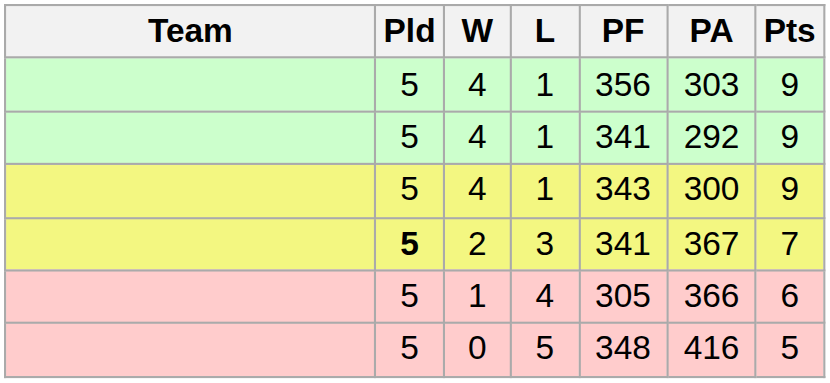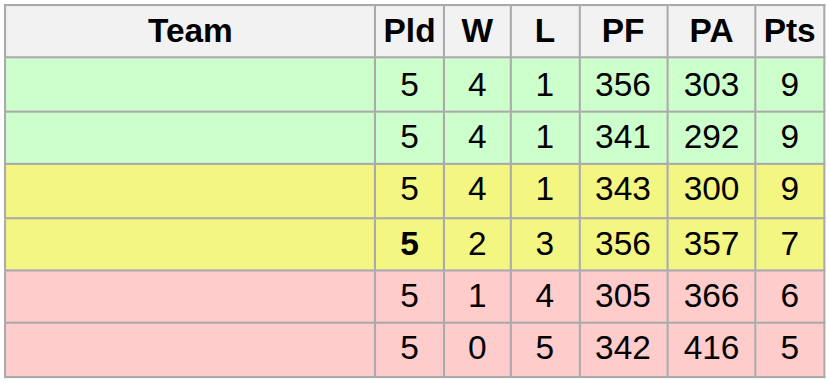(623, 243) 341 -> (623, 243) 356
(712, 243) 367 -> (712, 243) 357
(623, 349) 348 -> (623, 349) 342
